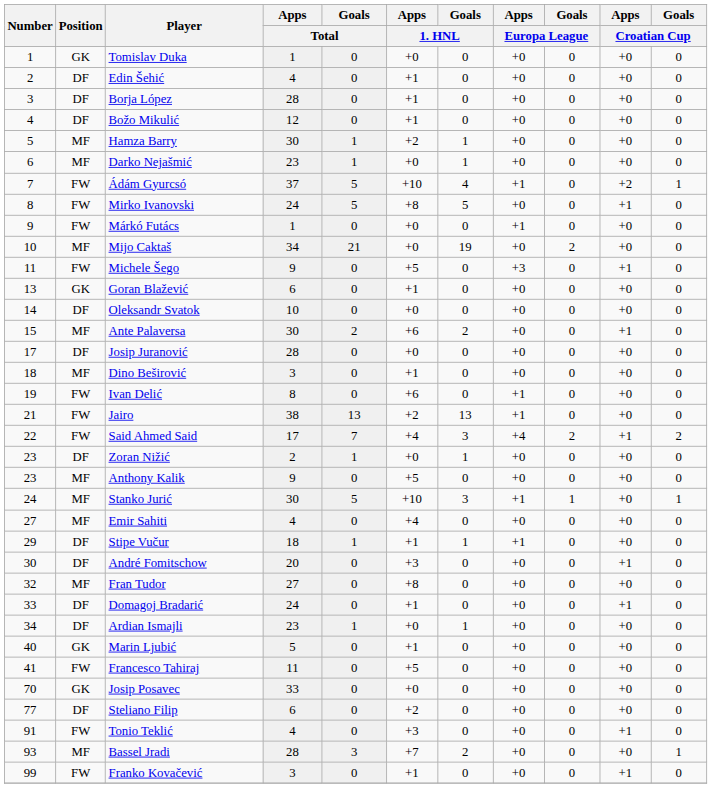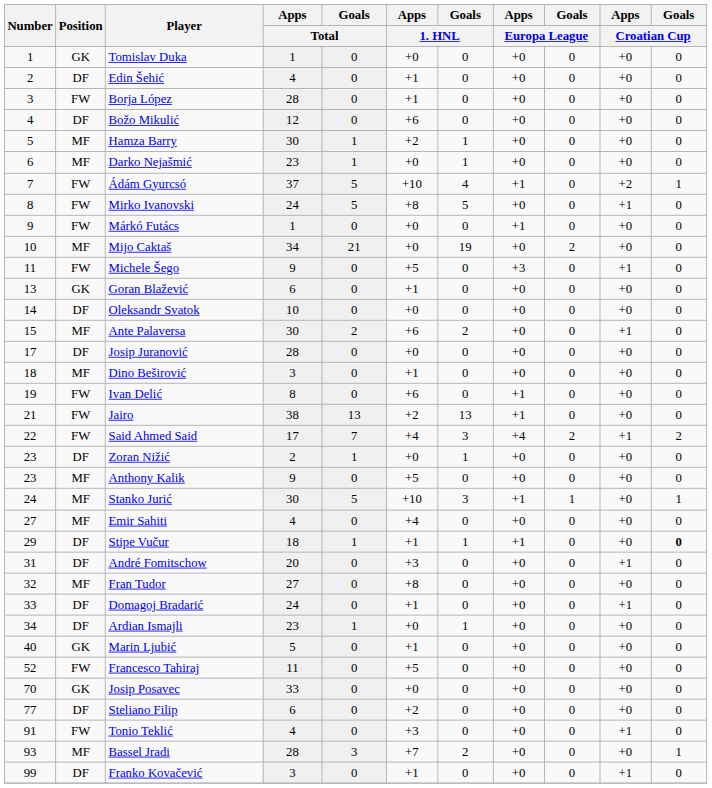(81, 99) DF -> (81, 99) FW
(412, 120) +1 -> (412, 120) +6
(679, 541) normal -> (679, 541) bold
(30, 562) 30 -> (30, 562) 31
(30, 667) 41 -> (30, 667) 52
(81, 773) FW -> (81, 773) DF
